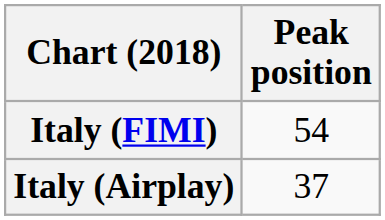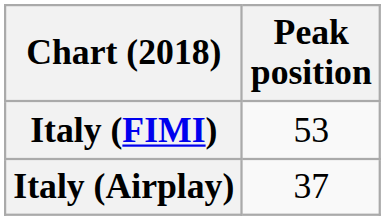(311, 129) 54 -> (311, 129) 53
